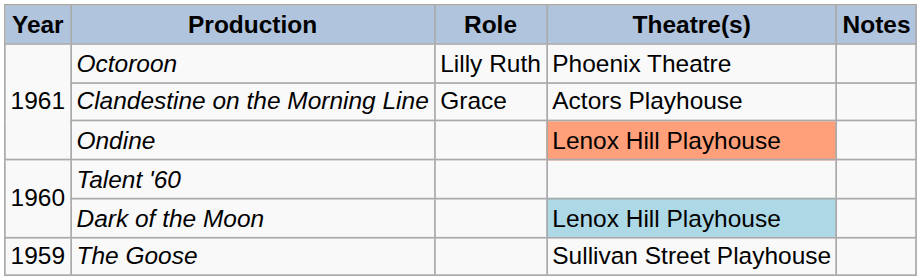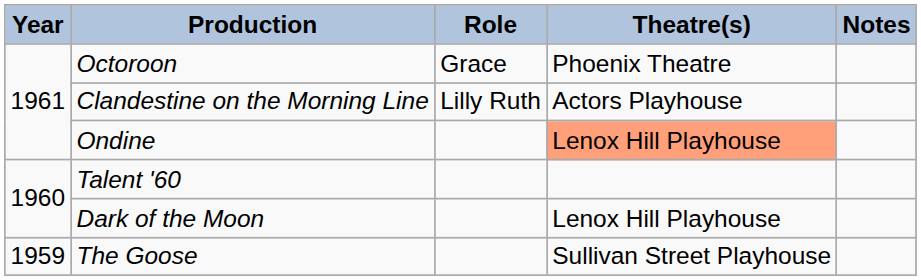(491, 63) Lilly Ruth -> (474, 63) Grace
(474, 102) Grace -> (491, 102) Lilly Ruth
(667, 218) lightblue background -> (667, 218) no background
